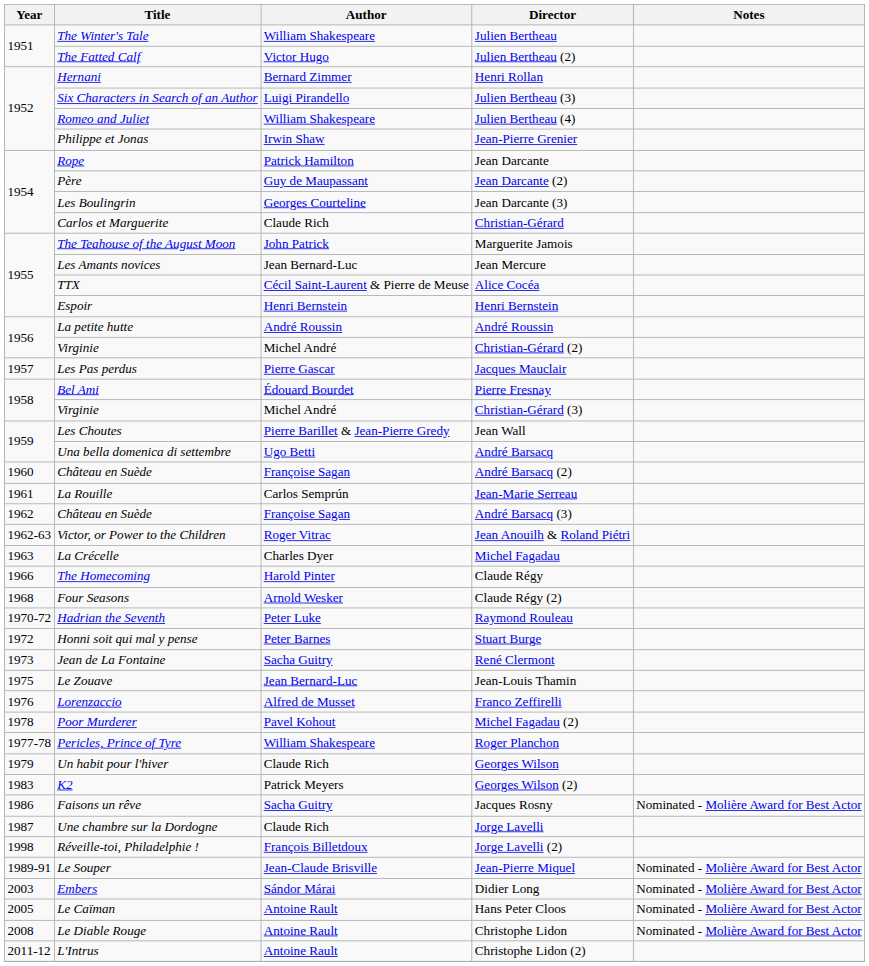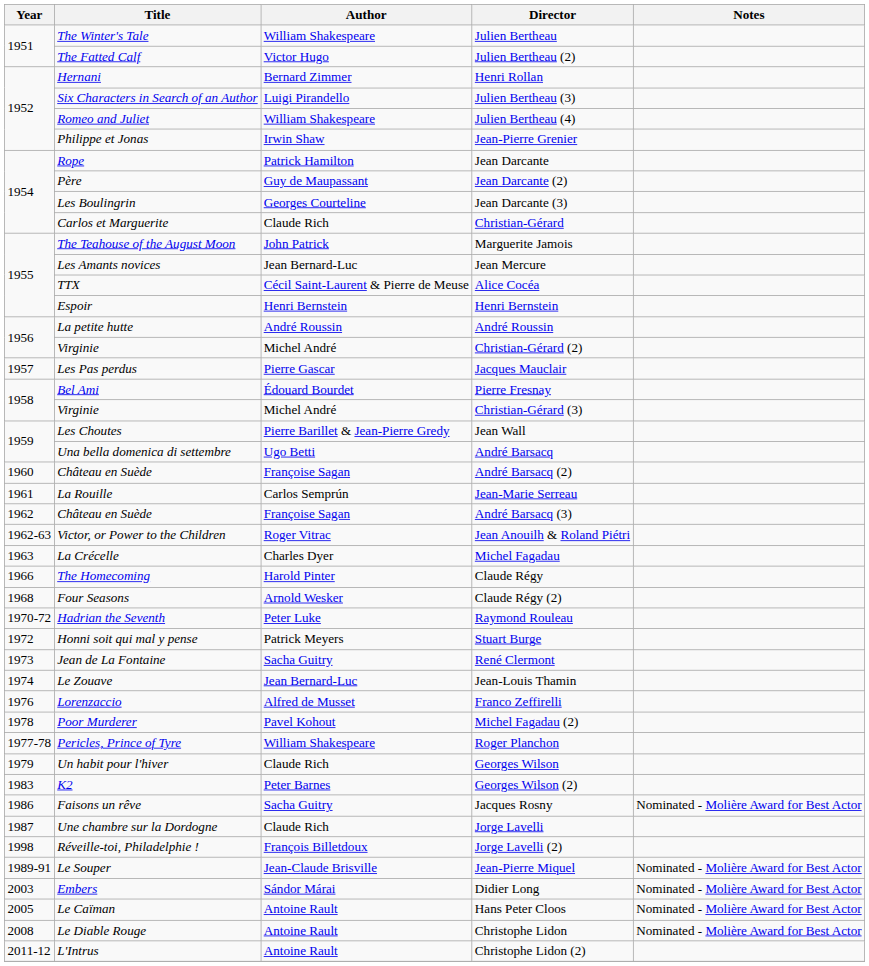(297, 639) Peter Barnes -> (304, 639) Patrick Meyers
(21, 680) 1975 -> (21, 680) 1974
(304, 784) Patrick Meyers -> (297, 784) Peter Barnes
